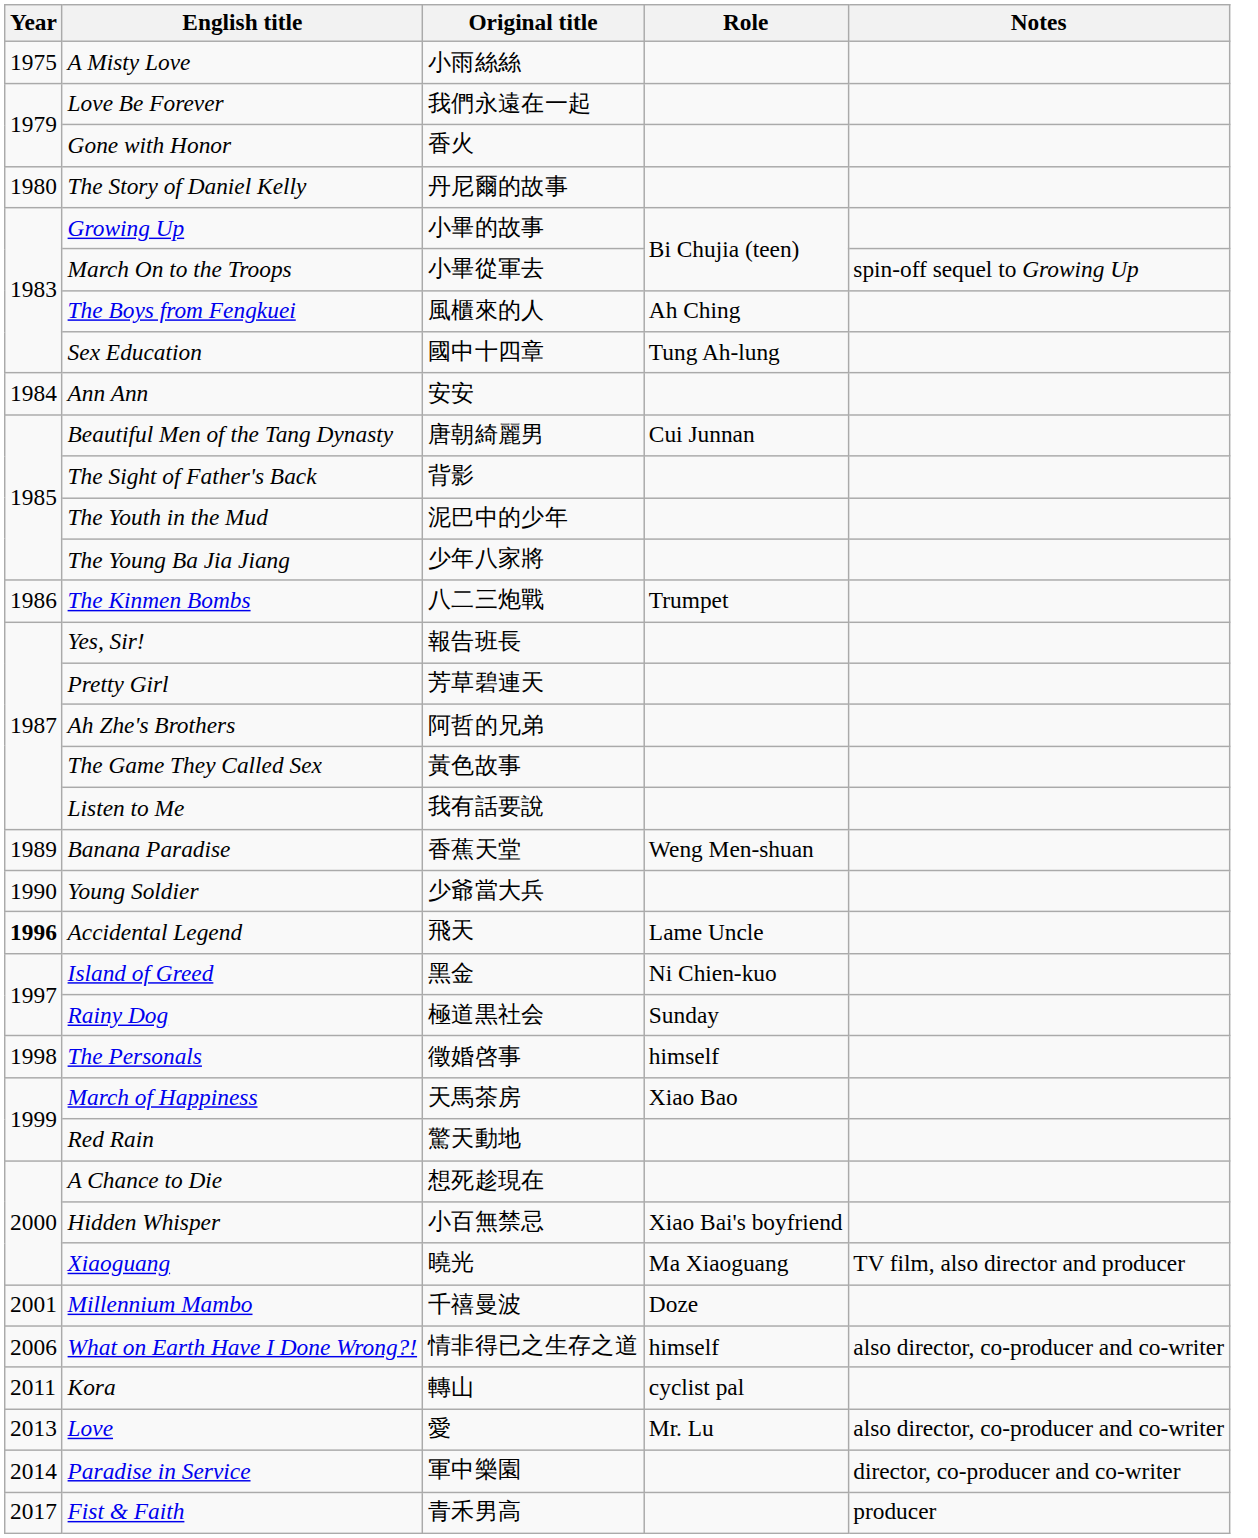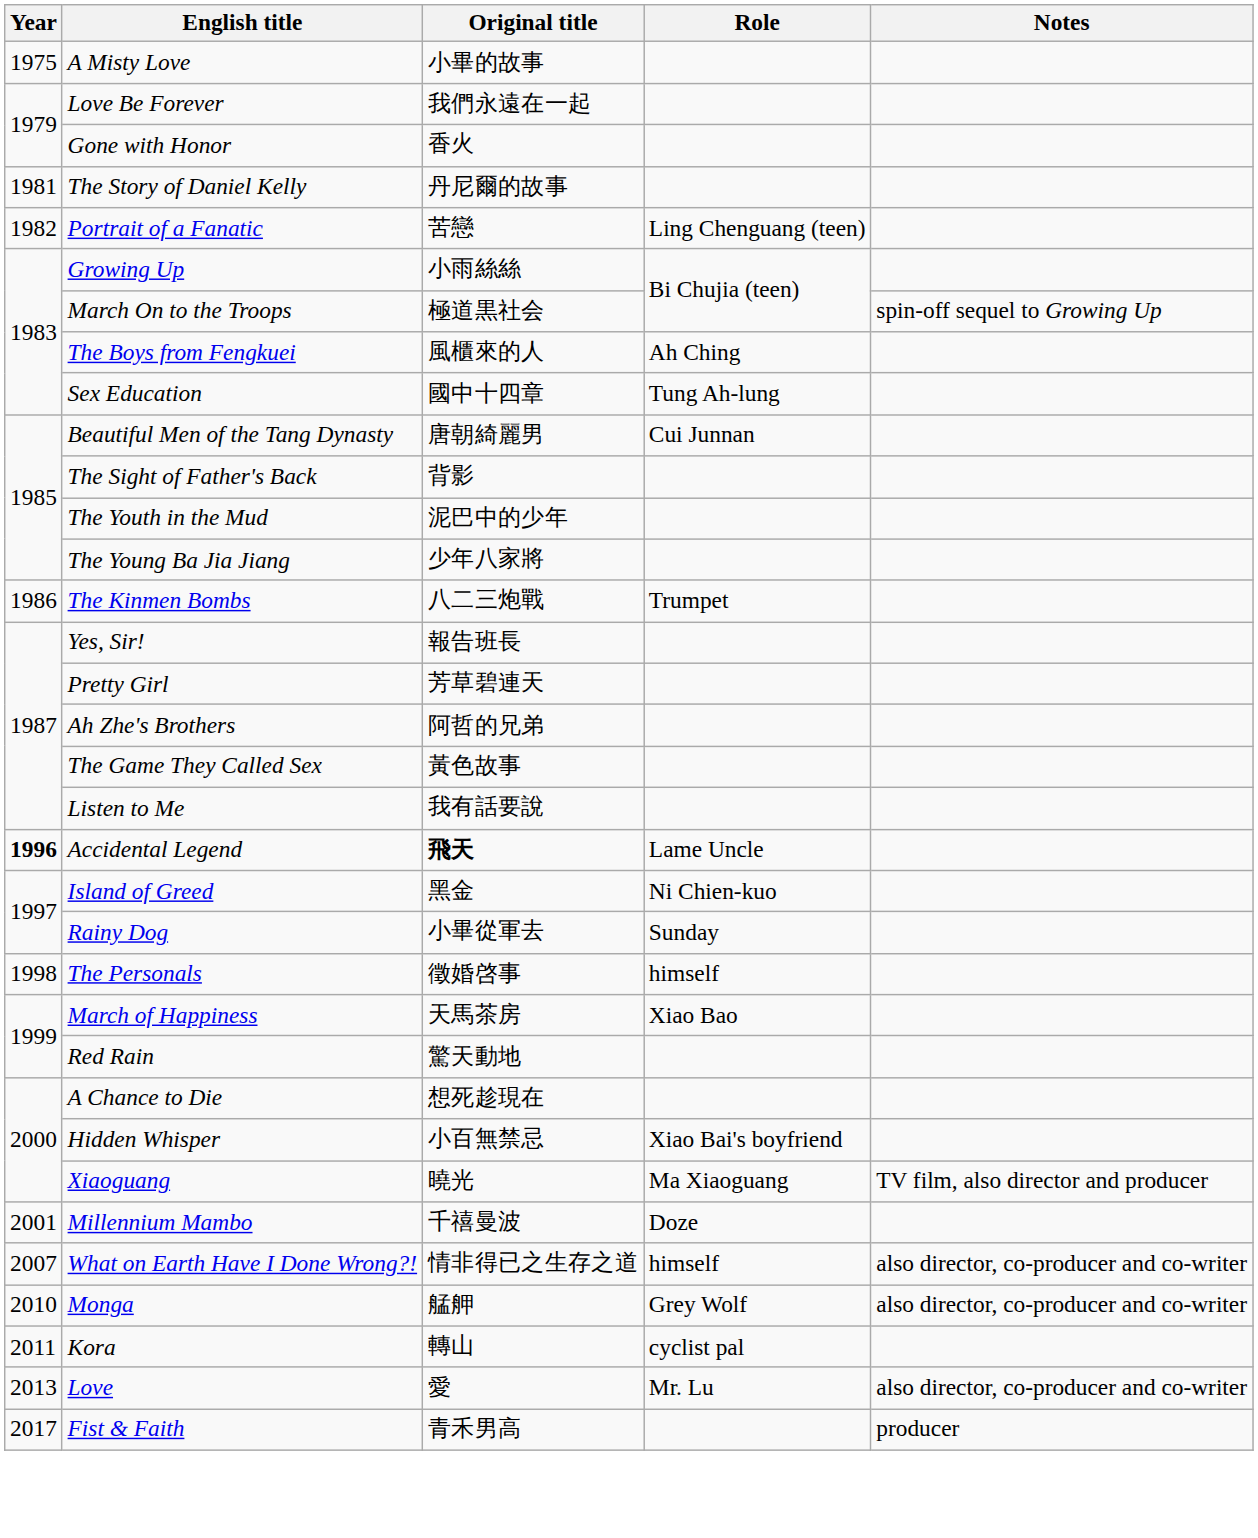(475, 61) 小雨絲絲 -> (486, 61) 小畢的故事
(33, 186) 1980 -> (33, 186) 1981
+ row: (165, 227)
(486, 227) 小畢的故事 -> (475, 268) 小雨絲絲
(486, 268) 小畢從軍去 -> (486, 310) 極道黒社会
- row: (108, 393)
- row: (149, 849)
- row: (133, 890)
(451, 931) normal -> (451, 848) bold
(486, 1014) 極道黒社会 -> (486, 931) 小畢從軍去
(33, 1346) 2006 -> (33, 1263) 2007
+ row: (101, 1305)
- row: (159, 1470)
